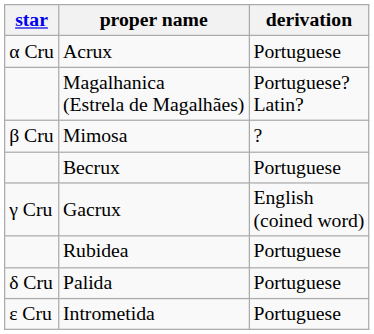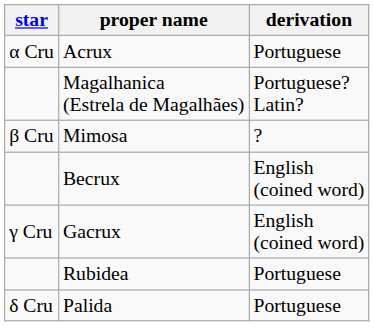(297, 167) Portuguese -> (309, 178) English (coined word)
- row: (109, 314)
